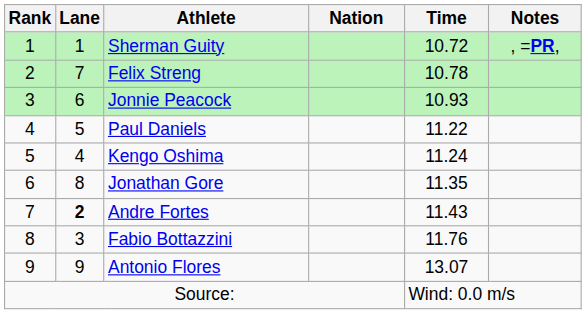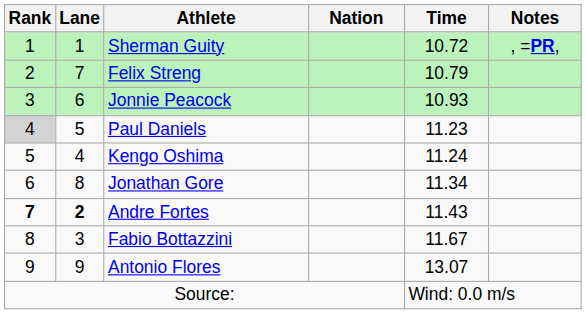(446, 73) 10.78 -> (446, 73) 10.79
(30, 128) no background -> (30, 128) lightgrey background
(446, 128) 11.22 -> (446, 128) 11.23
(446, 184) 11.35 -> (446, 184) 11.34
(30, 211) normal -> (30, 211) bold
(446, 239) 11.76 -> (446, 239) 11.67
